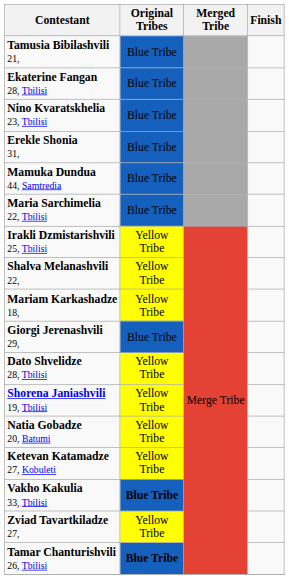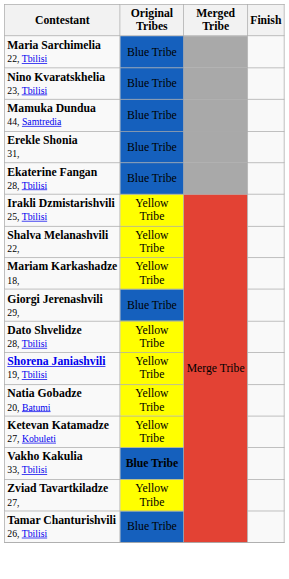- row: (58, 51)
rows swapped: (54, 210) <-> (52, 83)
rows swapped: (52, 178) <-> (42, 146)
(152, 558) bold -> (152, 526) normal
